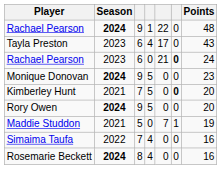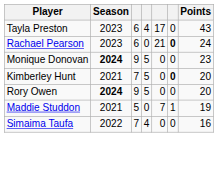- row: (45, 28)
- row: (49, 156)
